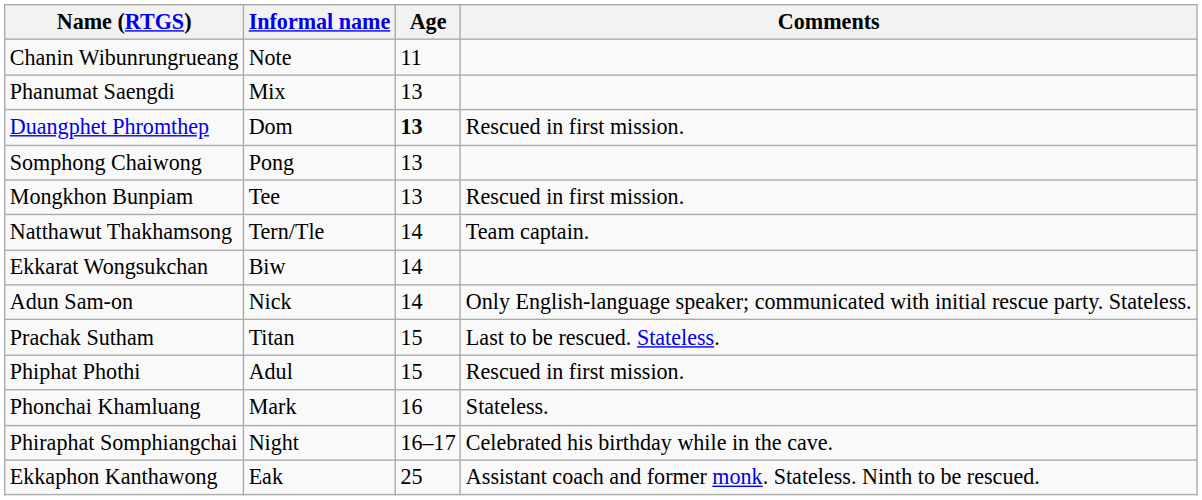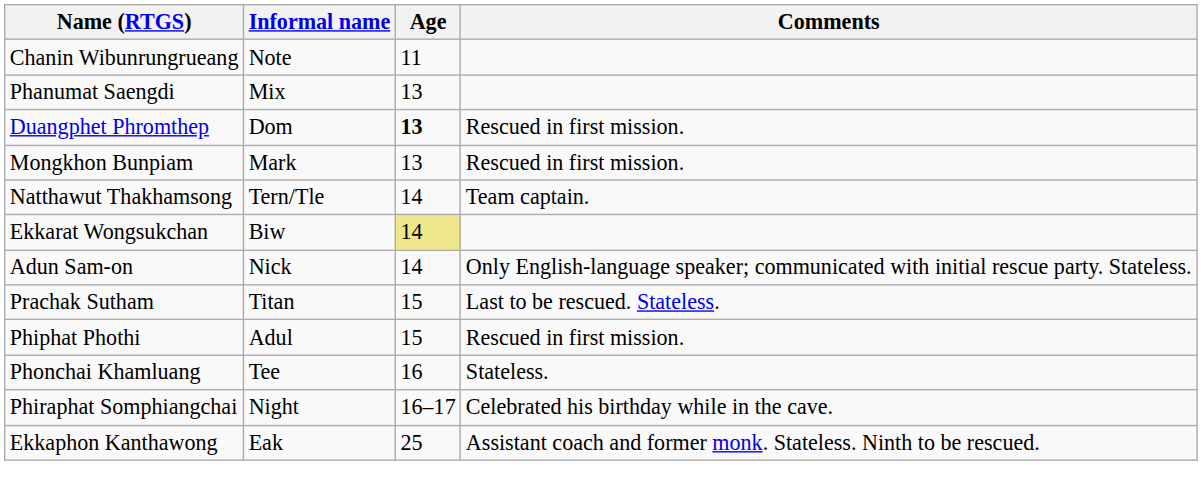- row: (106, 162)
(264, 197) Tee -> (273, 162) Mark
(412, 267) no background -> (412, 232) khaki background
(273, 407) Mark -> (264, 372) Tee
